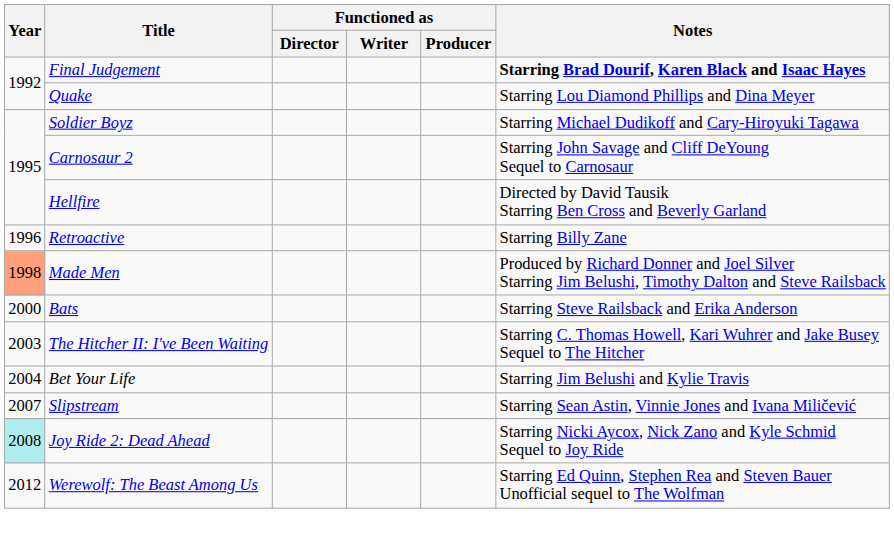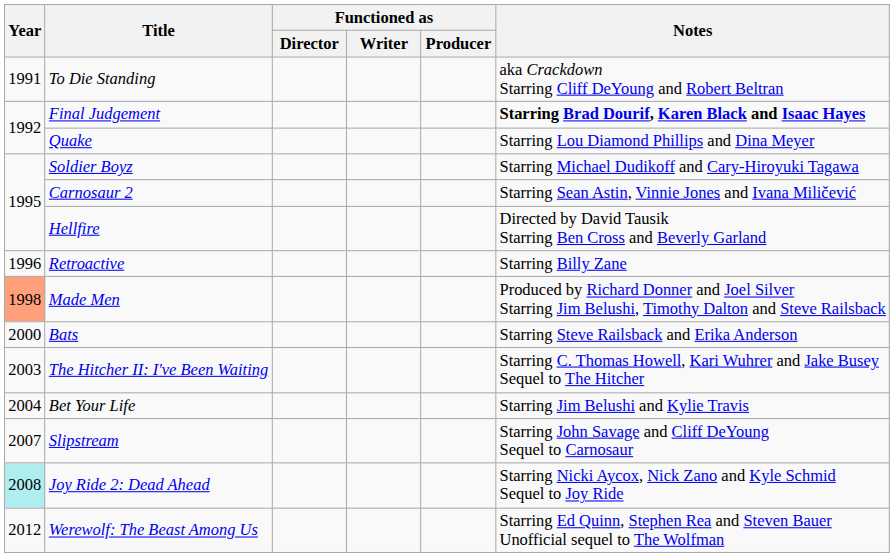+ row: (102, 79)
(634, 157) Starring John Savage and Cliff DeYoung Sequel to Carnosaur -> (678, 192) Starring Sean Astin, Vinnie Jones and Ivana Miličević
(678, 405) Starring Sean Astin, Vinnie Jones and Ivana Miličević -> (634, 440) Starring John Savage and Cliff DeYoung Sequel to Carnosaur
